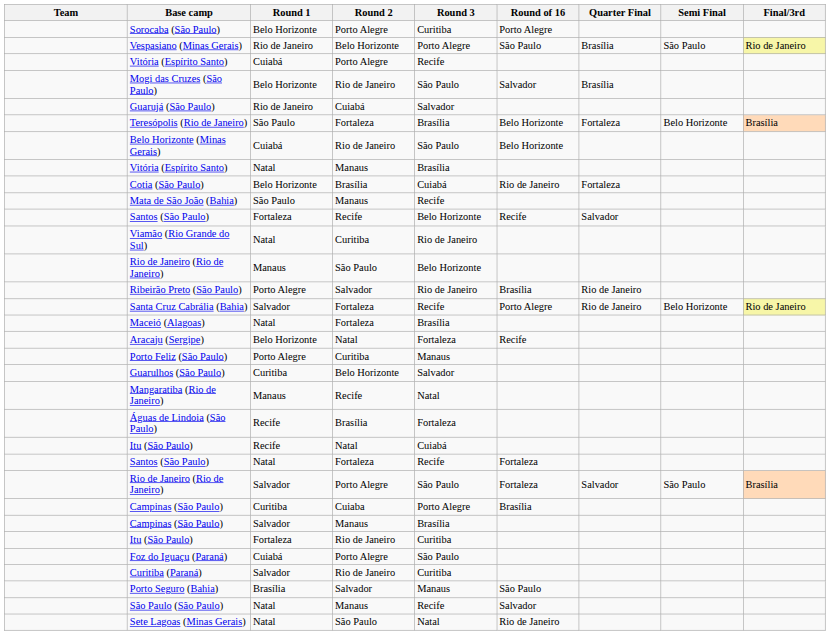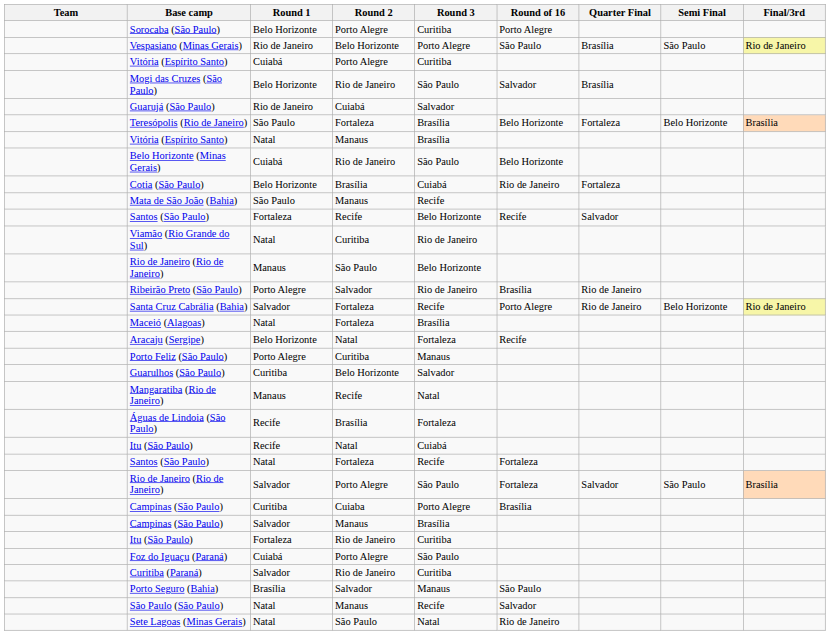(431, 62) Recife -> (434, 62) Curitiba
rows swapped: (179, 168) <-> (178, 145)
